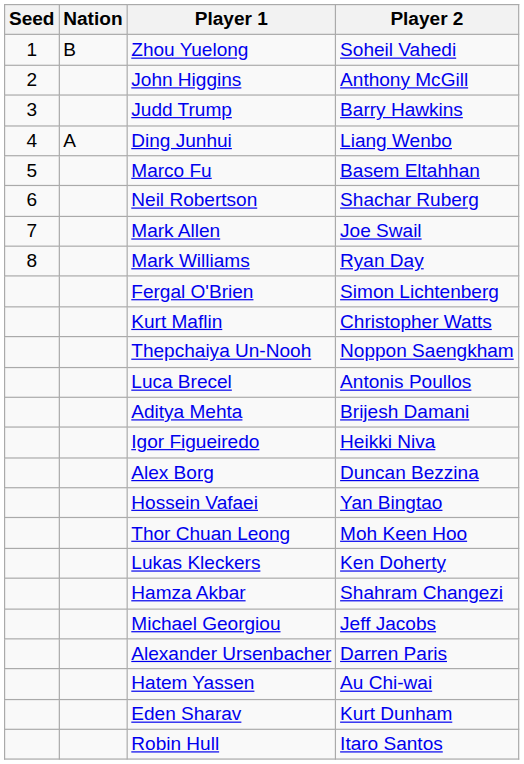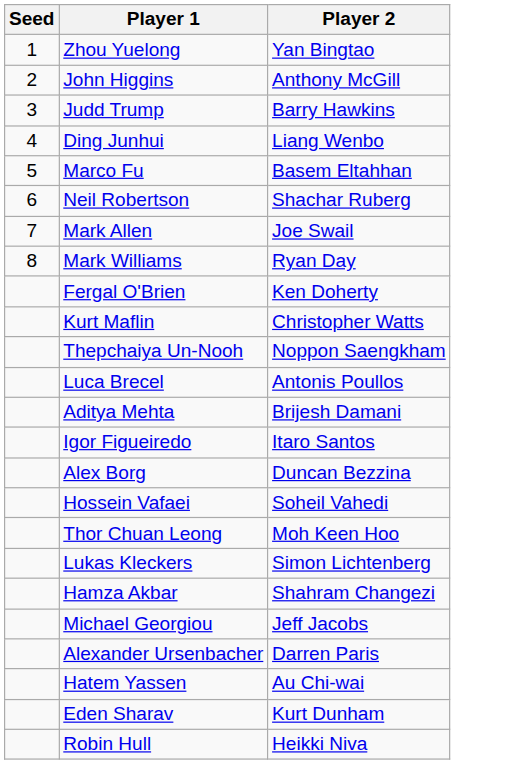- column: (93, 19)
(398, 49) Soheil Vahedi -> (323, 49) Yan Bingtao
(419, 291) Simon Lichtenberg -> (325, 291) Ken Doherty
(388, 442) Heikki Niva -> (323, 442) Itaro Santos
(391, 502) Yan Bingtao -> (330, 502) Soheil Vahedi
(393, 563) Ken Doherty -> (351, 563) Simon Lichtenberg
(391, 744) Itaro Santos -> (320, 744) Heikki Niva
